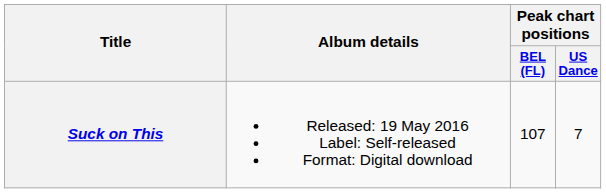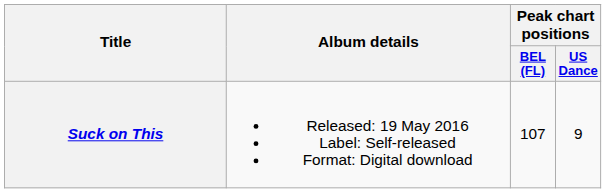(578, 134) 7 -> (578, 134) 9
